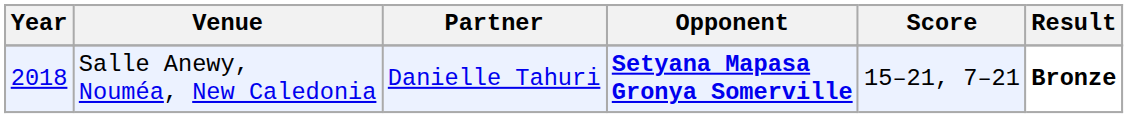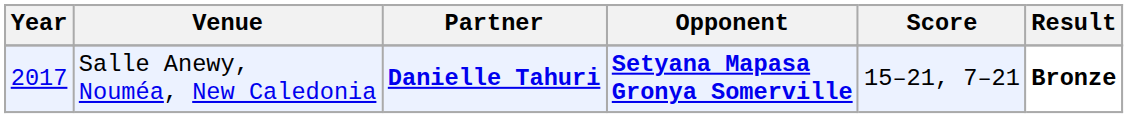(39, 78) 2018 -> (39, 78) 2017
(494, 78) normal -> (494, 78) bold
